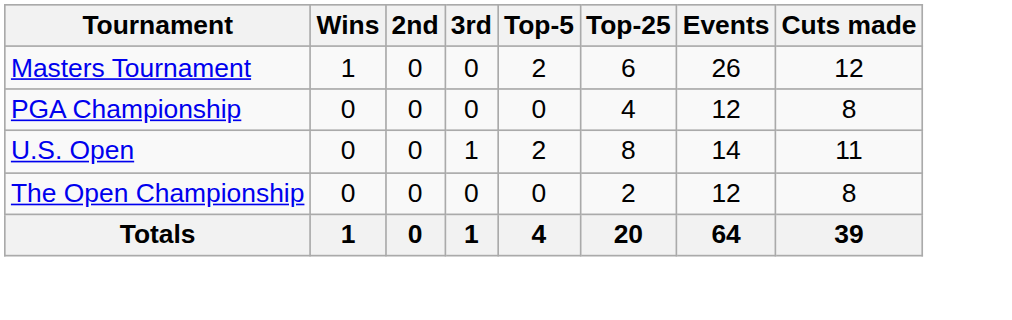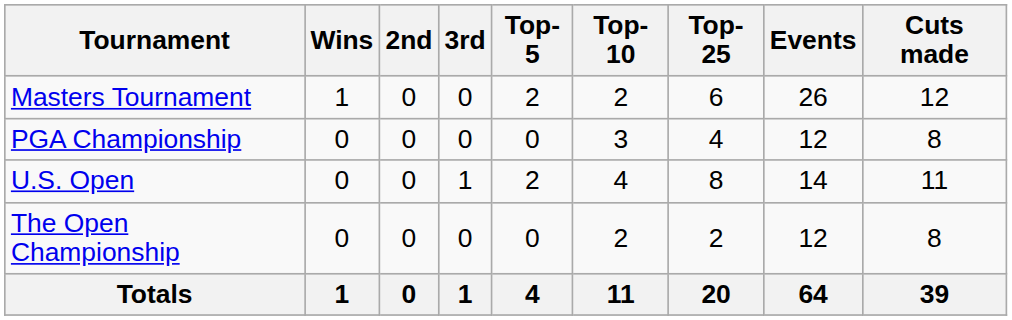+ column: (621, 40)
